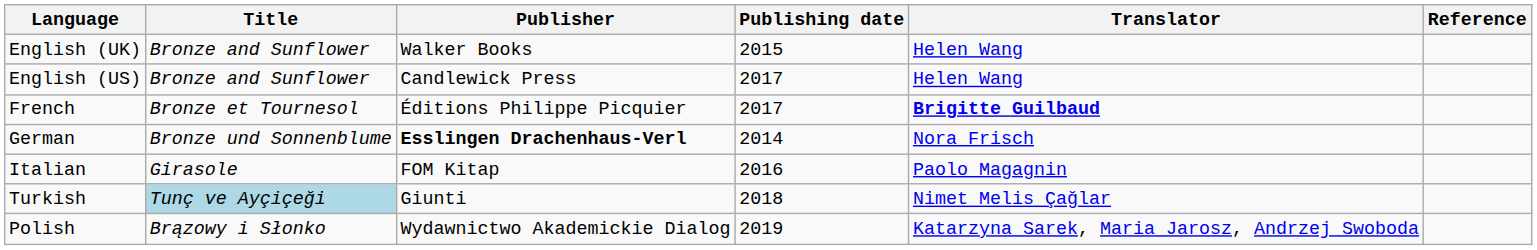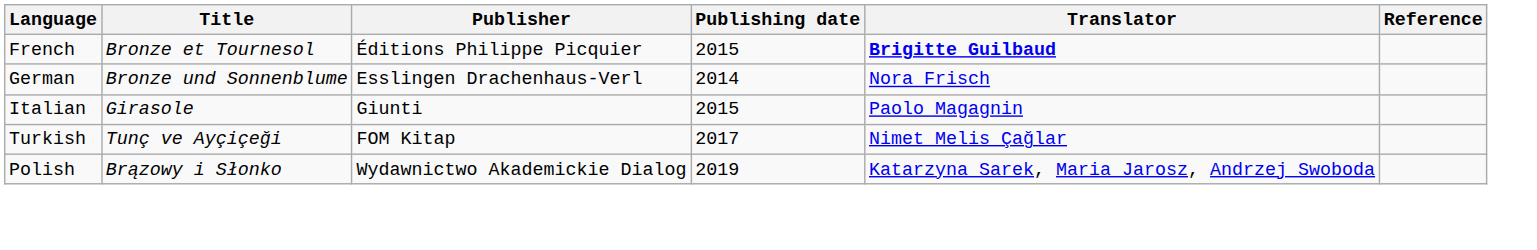- row: (75, 50)
- row: (75, 79)
(761, 109) 2017 -> (717, 50) 2015
(544, 139) bold -> (500, 79) normal
(450, 169) FOM Kitap -> (390, 109) Giunti
(761, 169) 2016 -> (717, 109) 2015
(238, 199) lightblue background -> (194, 139) no background
(434, 199) Giunti -> (406, 139) FOM Kitap
(761, 199) 2018 -> (717, 139) 2017
